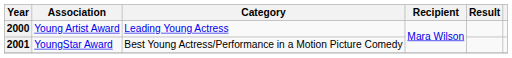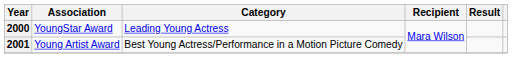(77, 28) Young Artist Award -> (73, 28) YoungStar Award
(73, 45) YoungStar Award -> (77, 45) Young Artist Award
